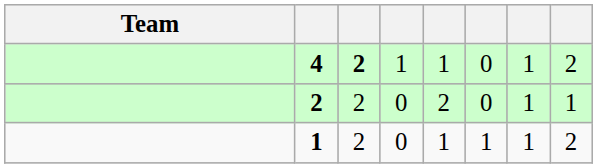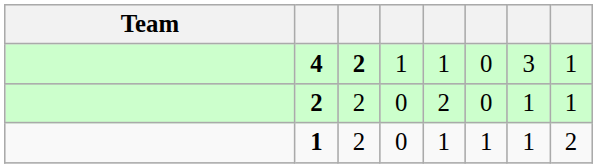(529, 63) 1 -> (529, 63) 3
(571, 63) 2 -> (571, 63) 1
